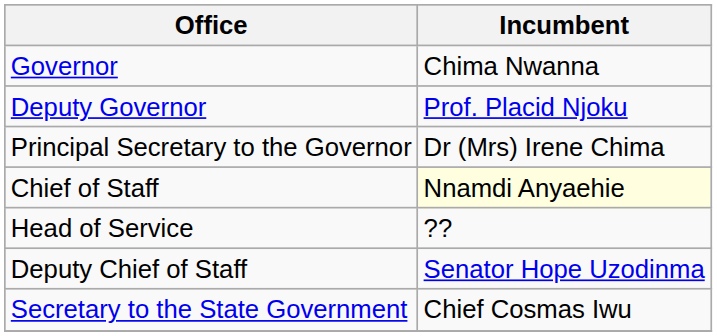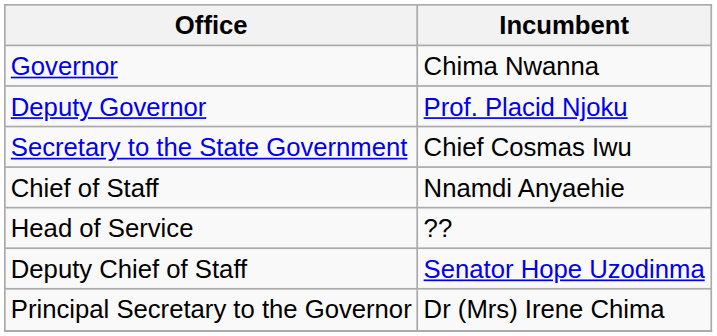rows swapped: (209, 310) <-> (211, 147)
(524, 188) lightyellow background -> (524, 188) no background
